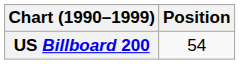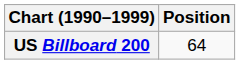(197, 45) 54 -> (197, 45) 64
